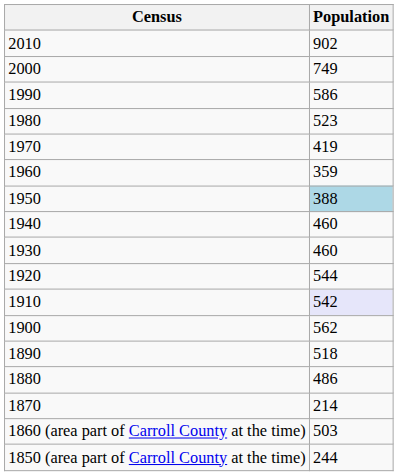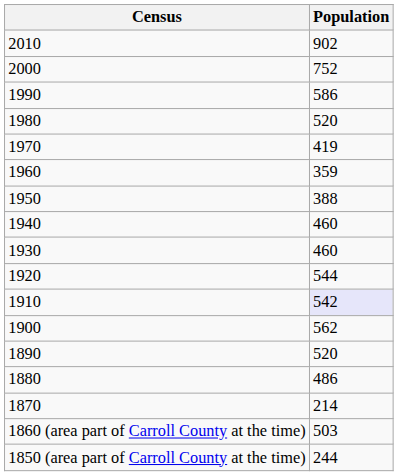(325, 69) 749 -> (325, 69) 752
(325, 120) 523 -> (325, 120) 520
(325, 198) lightblue background -> (325, 198) no background
(325, 353) 518 -> (325, 353) 520
